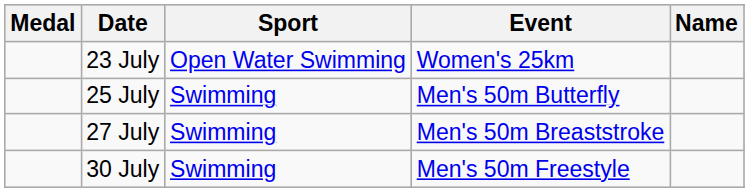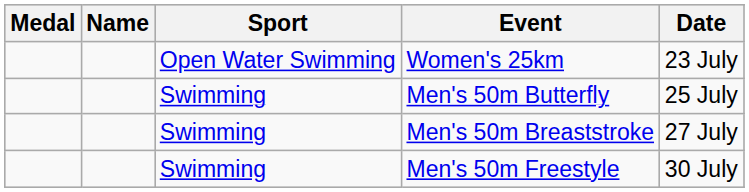columns swapped: (706, 23) <-> (123, 23)
